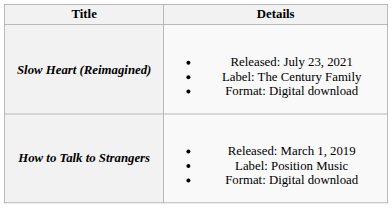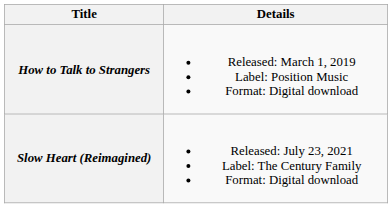rows swapped: (84, 158) <-> (84, 69)
